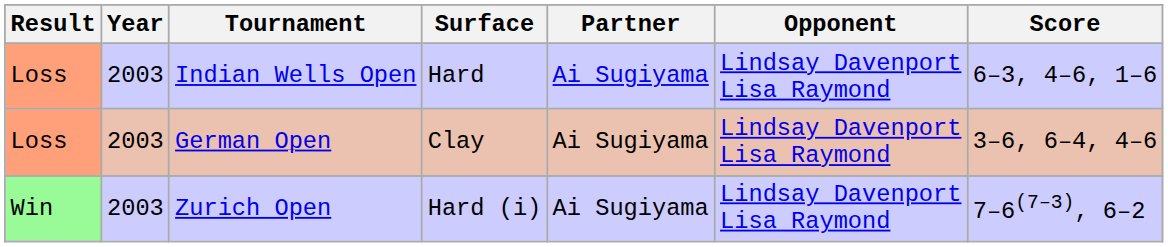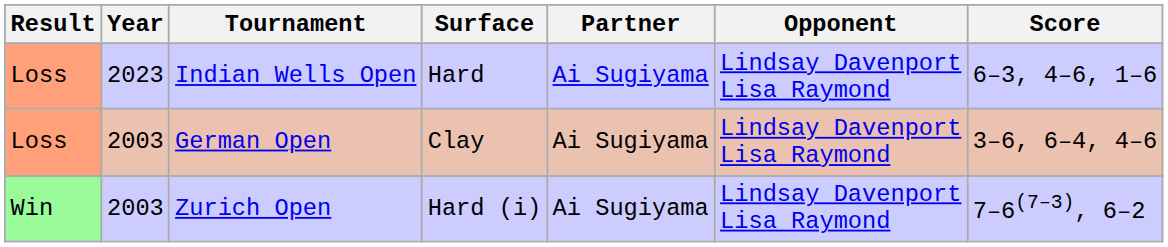(135, 76) 2003 -> (135, 76) 2023
